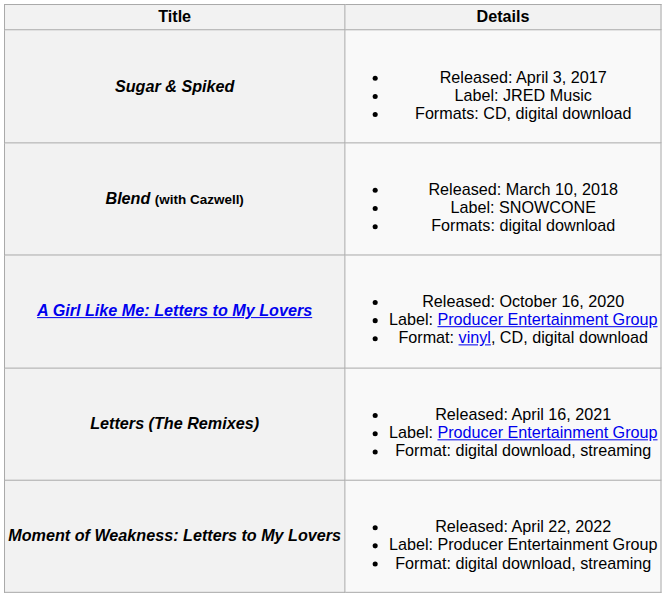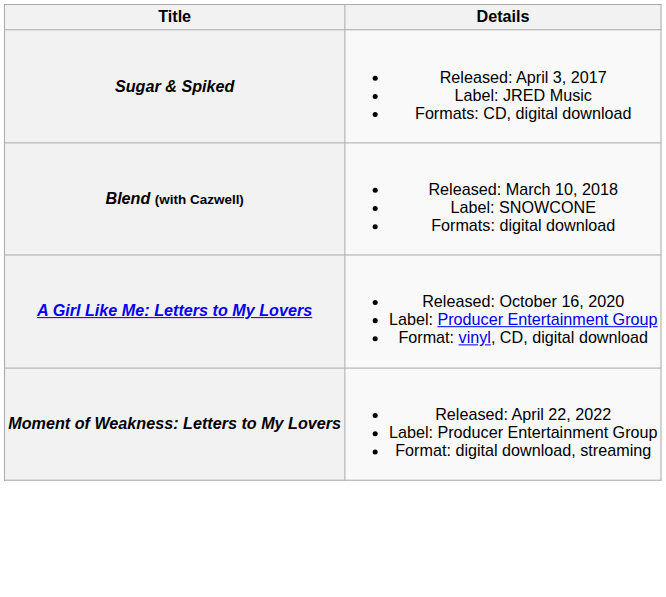- row: (175, 423)
